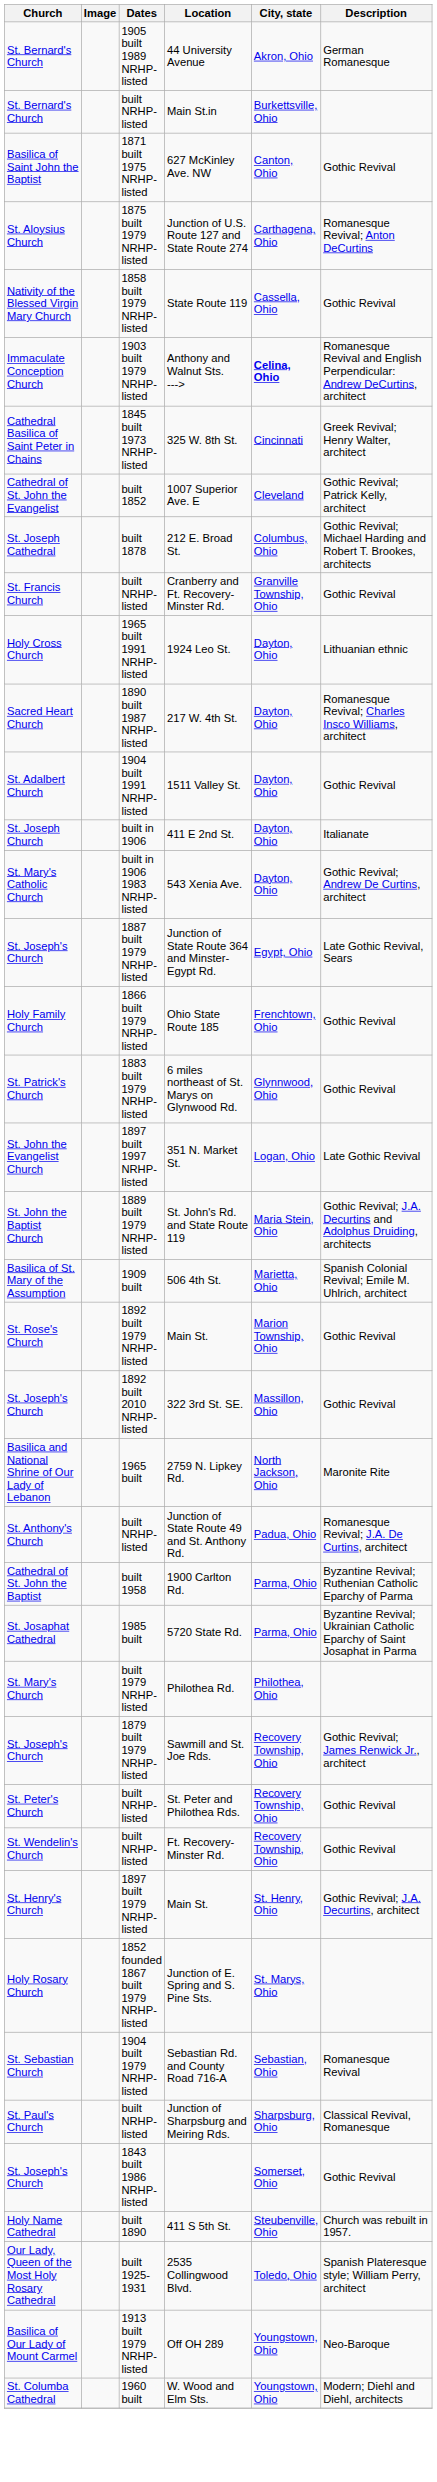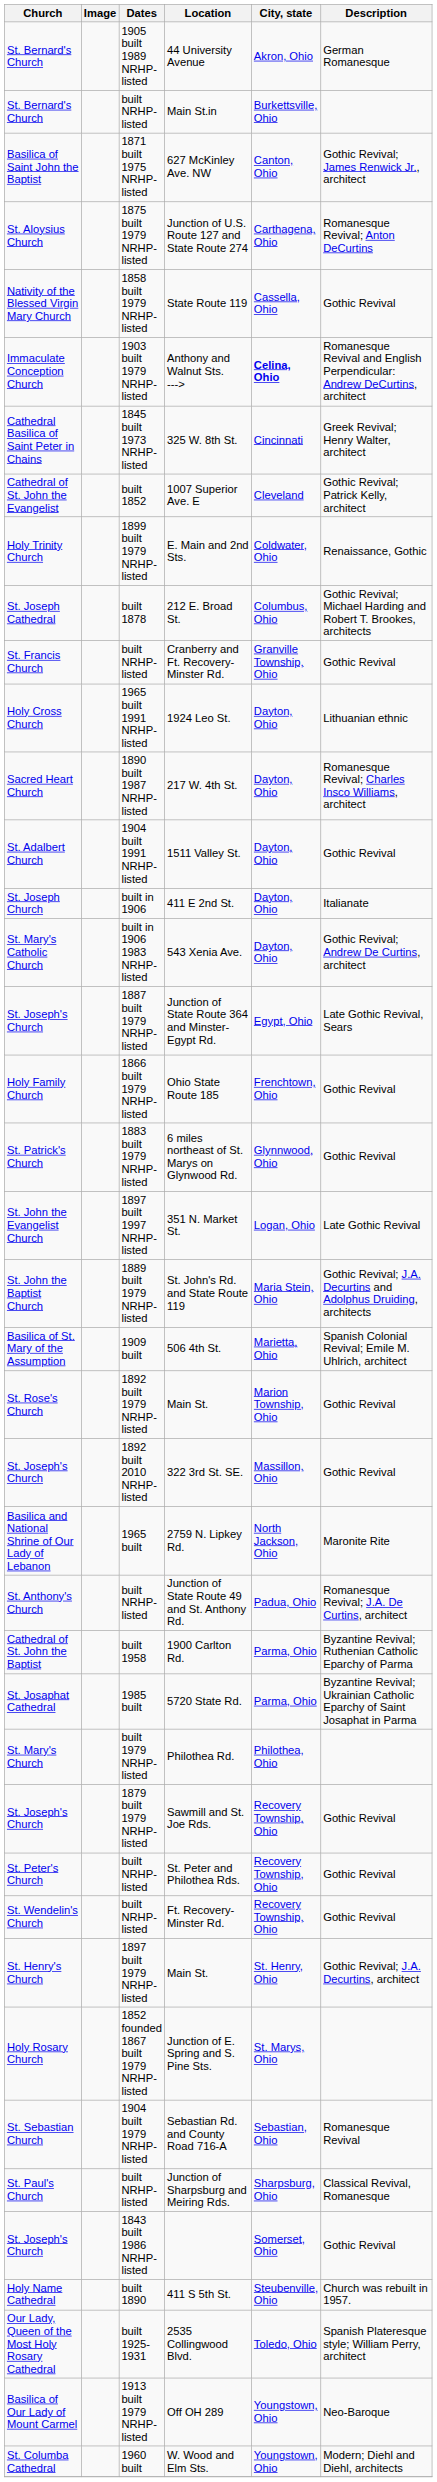(359, 167) Gothic Revival -> (371, 167) Gothic Revival; James Renwick Jr., architect
+ row: (35, 551)
(371, 1750) Gothic Revival; James Renwick Jr., architect -> (359, 1818) Gothic Revival
